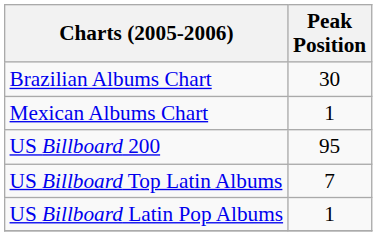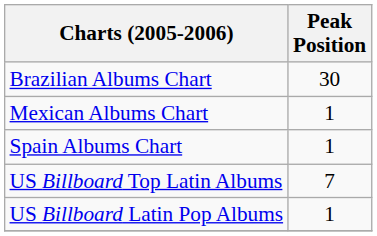+ row: (96, 146)
- row: (85, 146)
